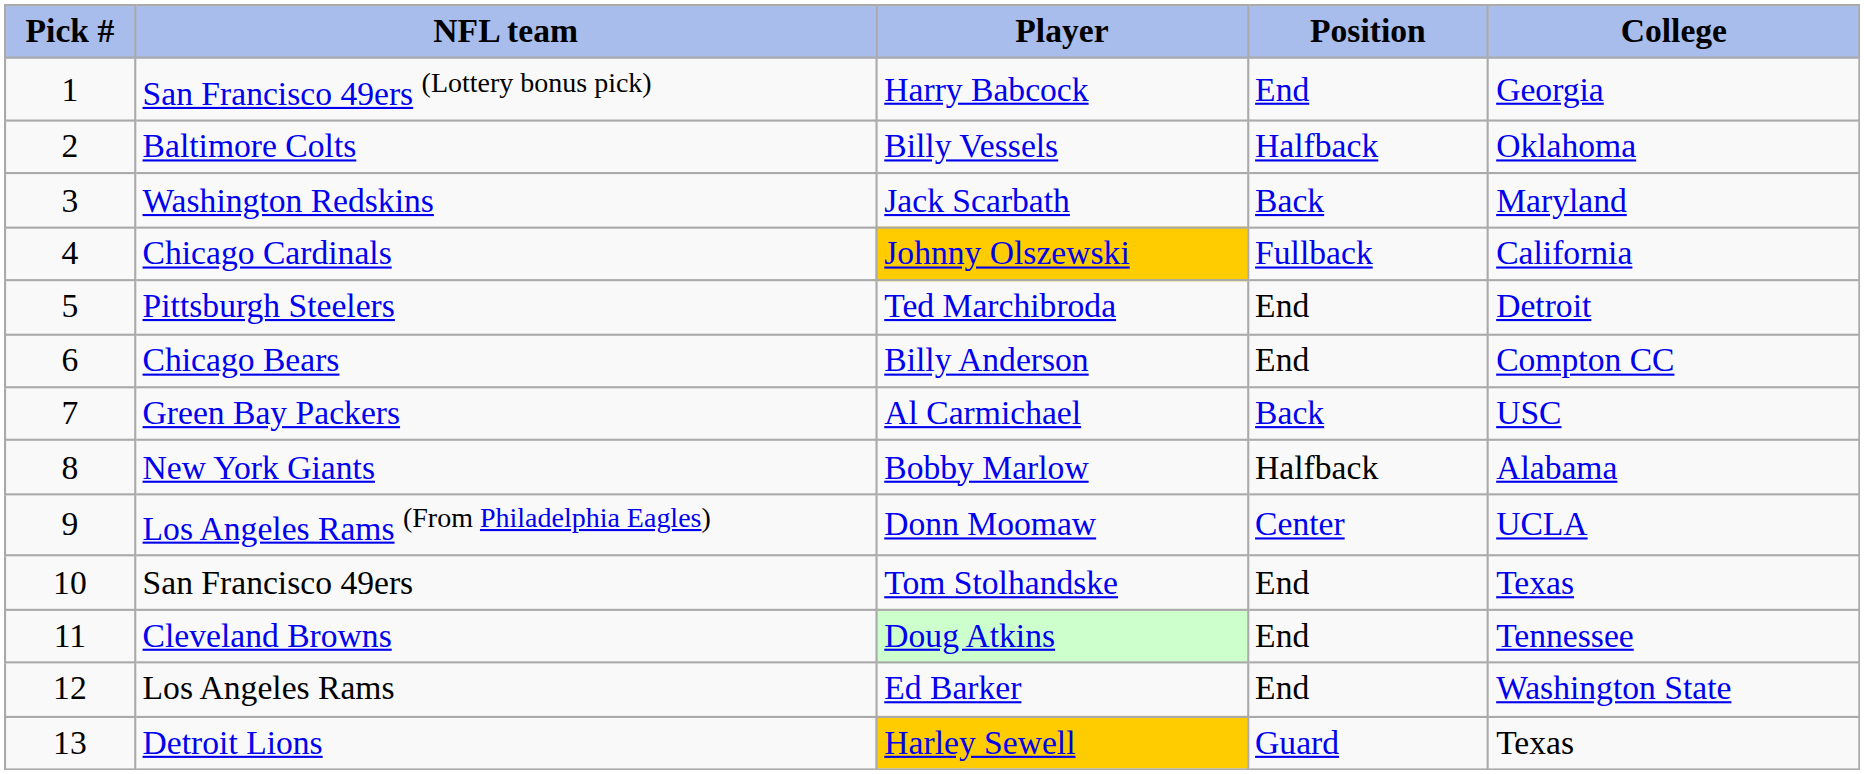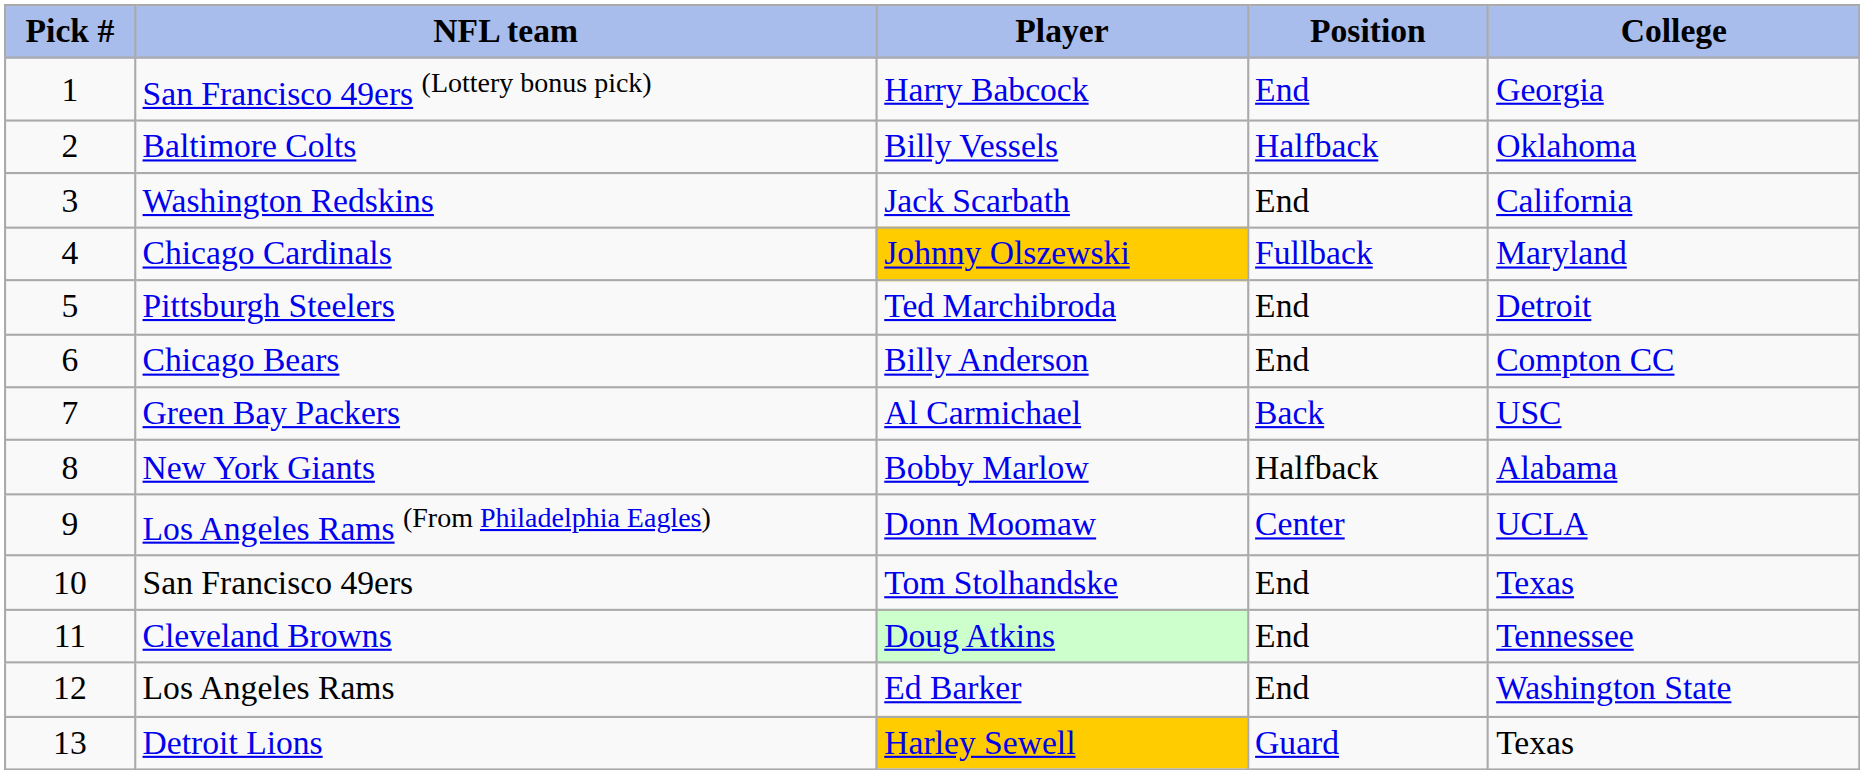(1290, 200) Back -> (1282, 200) End
(1561, 200) Maryland -> (1564, 200) California
(1564, 253) California -> (1561, 253) Maryland
